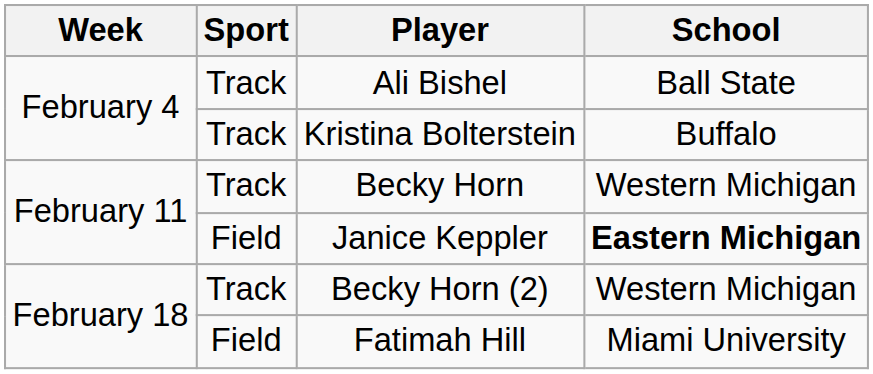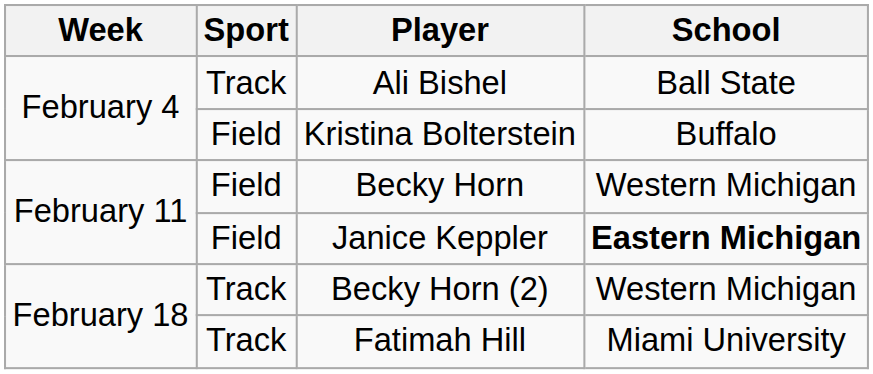(246, 133) Track -> (246, 133) Field
(246, 185) Track -> (246, 185) Field
(246, 340) Field -> (246, 340) Track
